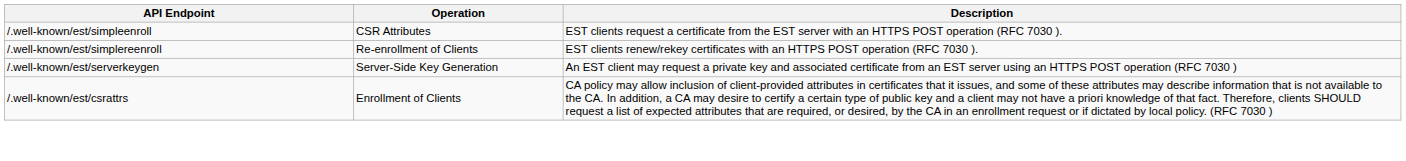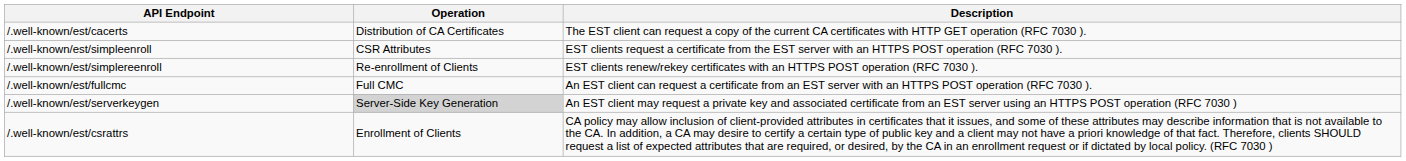+ row: (67, 31)
+ row: (67, 85)
(427, 67) no background -> (427, 103) lightgrey background
